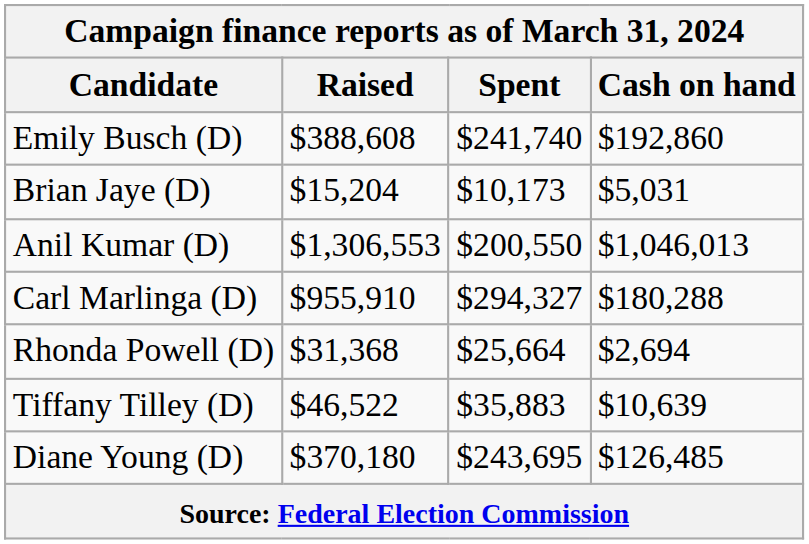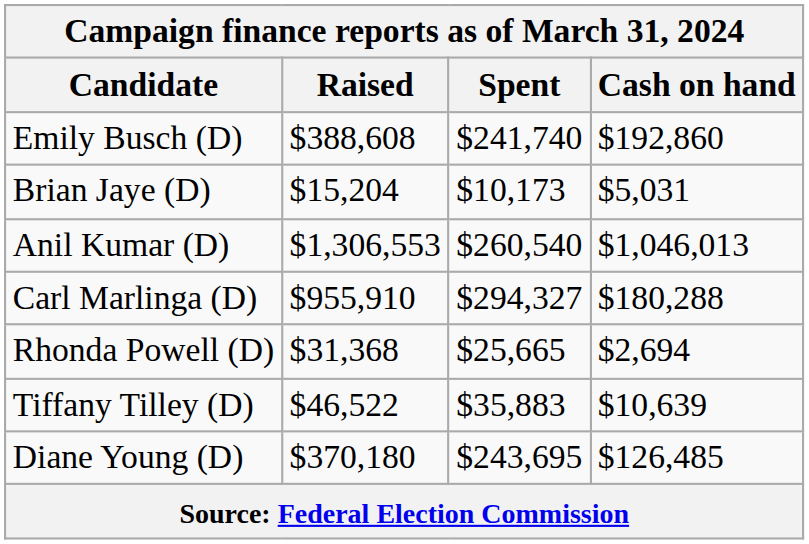(519, 244) $200,550 -> (519, 244) $260,540
(511, 350) $25,664 -> (511, 350) $25,665
